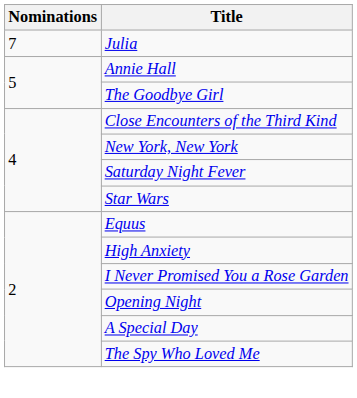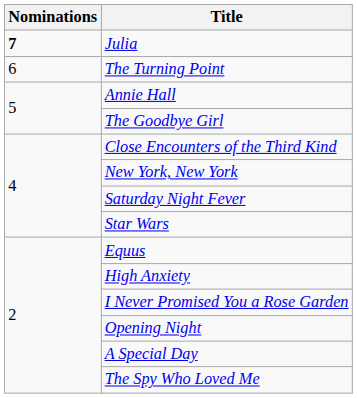(12, 43) normal -> (12, 43) bold
+ row: (165, 69)
